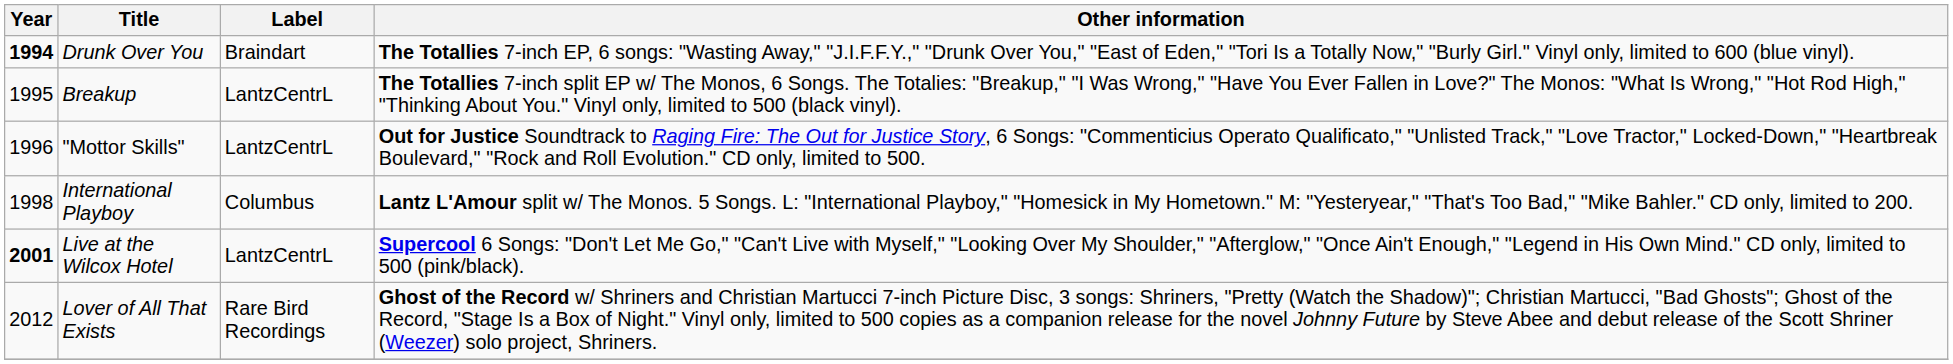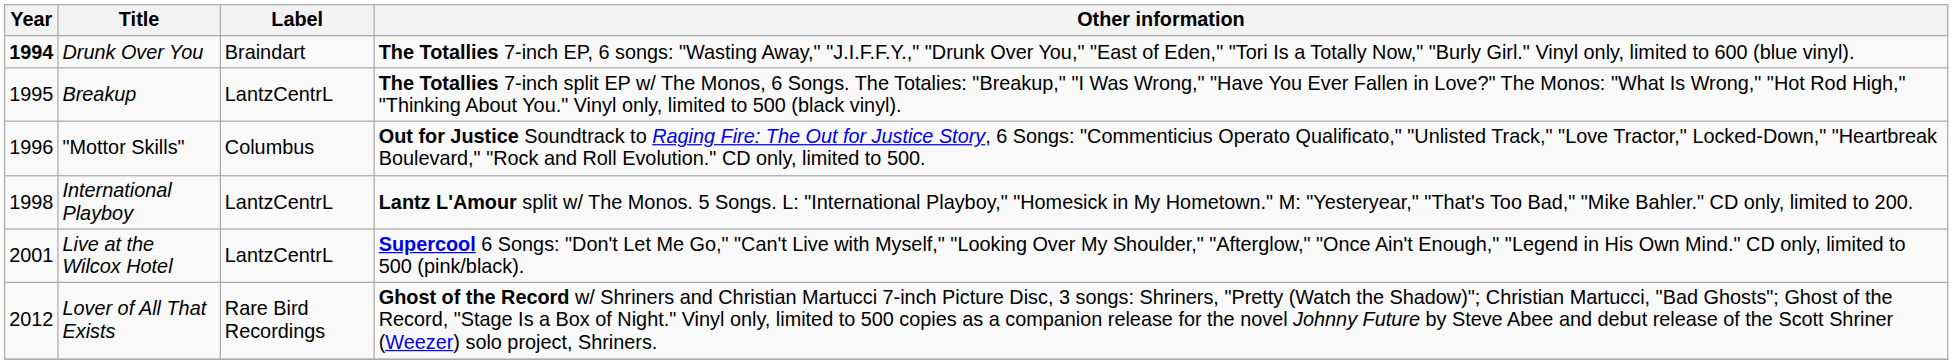(279, 148) LantzCentrL -> (269, 148) Columbus
(269, 201) Columbus -> (279, 201) LantzCentrL
(31, 255) bold -> (31, 255) normal
